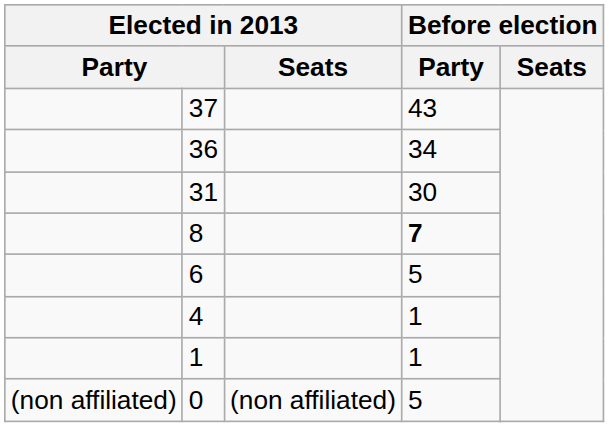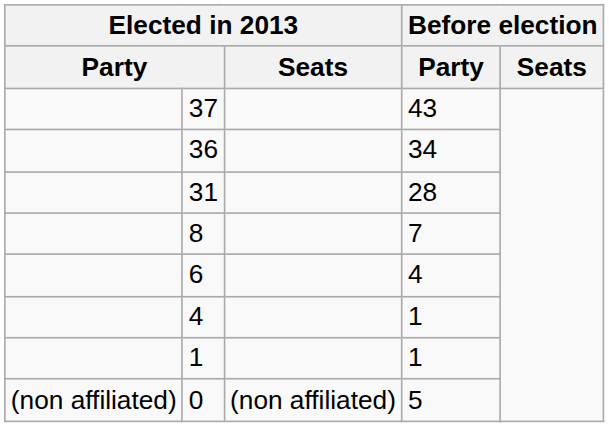(423, 191) 30 -> (423, 191) 28
(415, 233) bold -> (415, 233) normal
(415, 274) 5 -> (415, 274) 4
